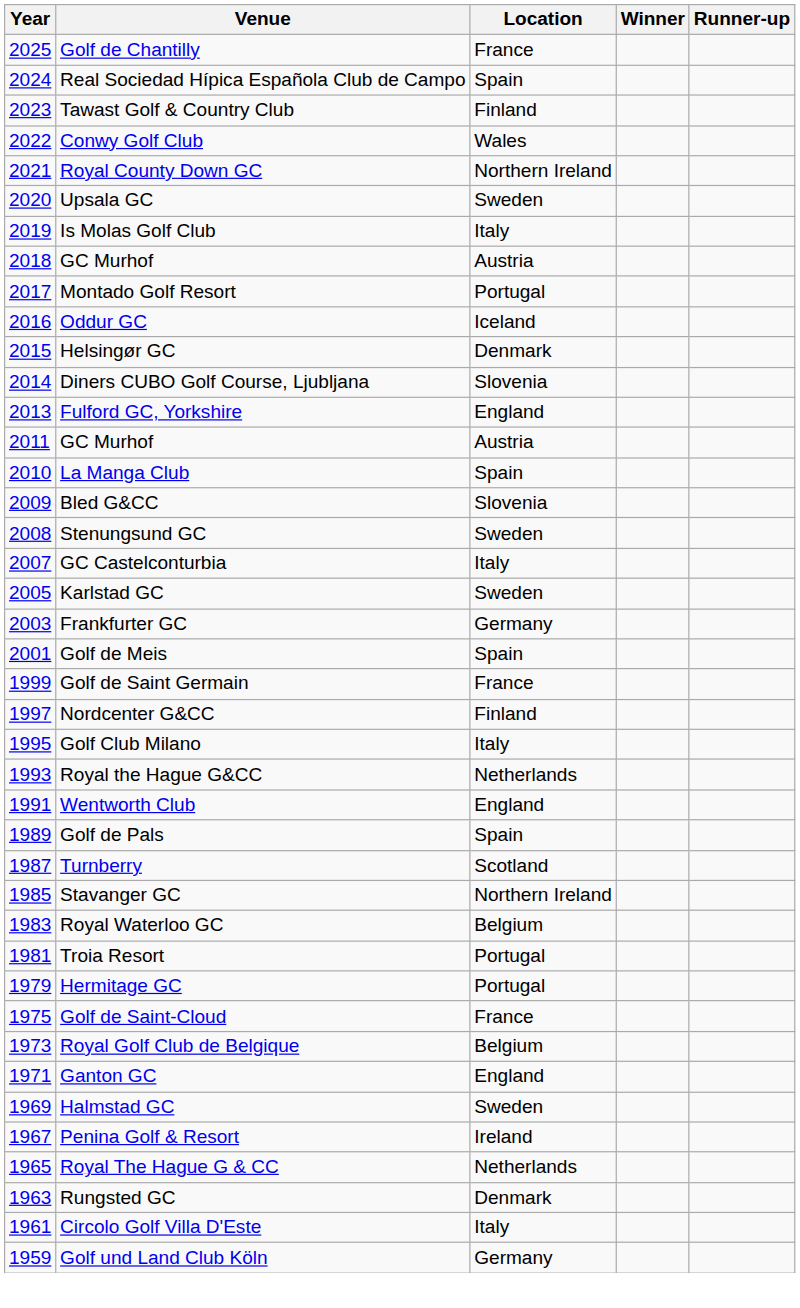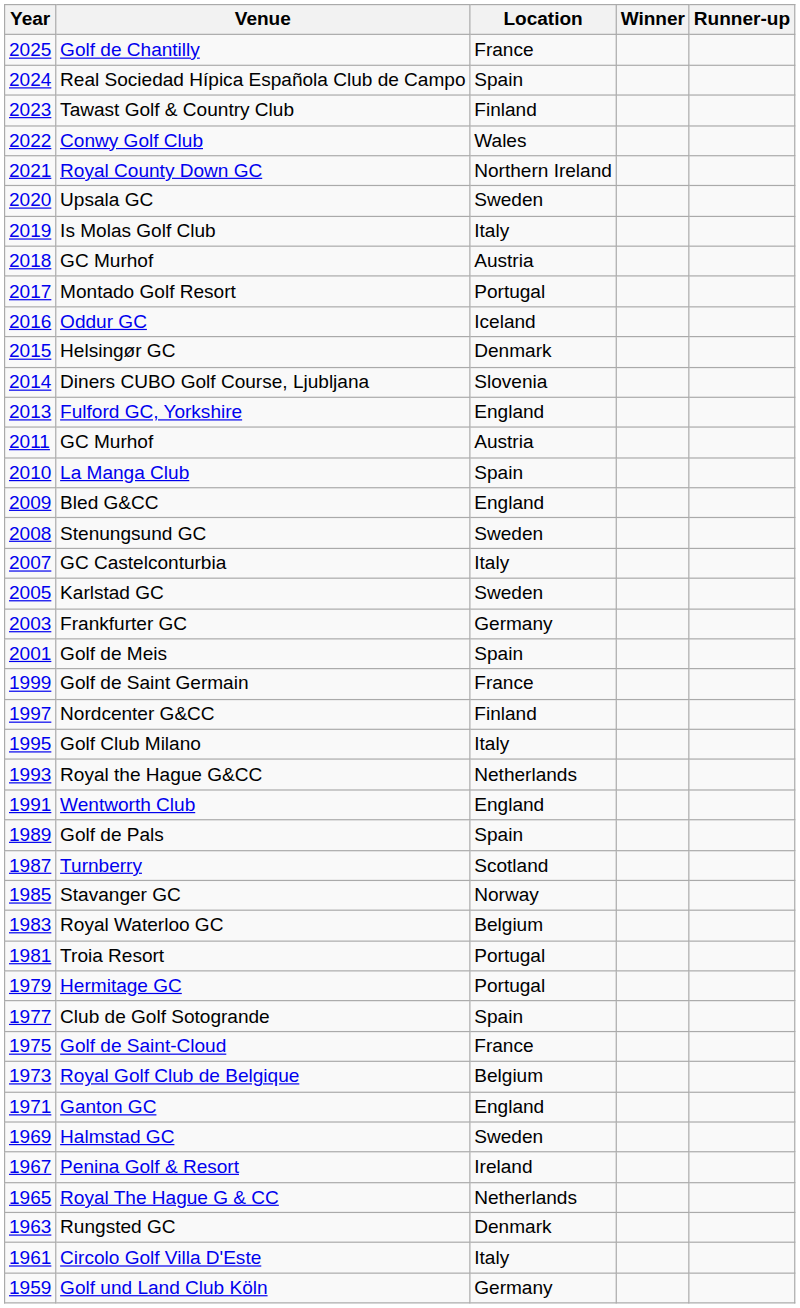(511, 502) Slovenia -> (509, 502) England
(543, 895) Northern Ireland -> (507, 895) Norway
+ row: (30, 1016)
